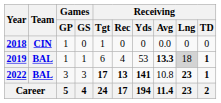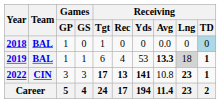(43, 43) CIN -> (43, 43) BAL
(207, 43) no background -> (207, 43) lightblue background
(43, 75) BAL -> (43, 75) CIN
